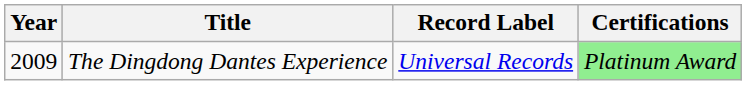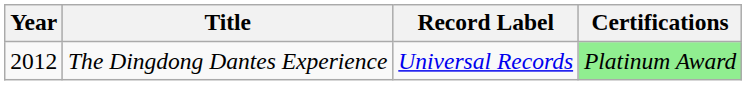(34, 60) 2009 -> (34, 60) 2012
